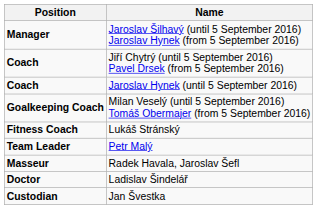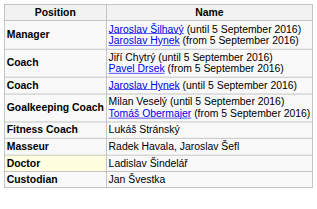- row: (131, 146)
(23, 179) no background -> (23, 163) lightyellow background
